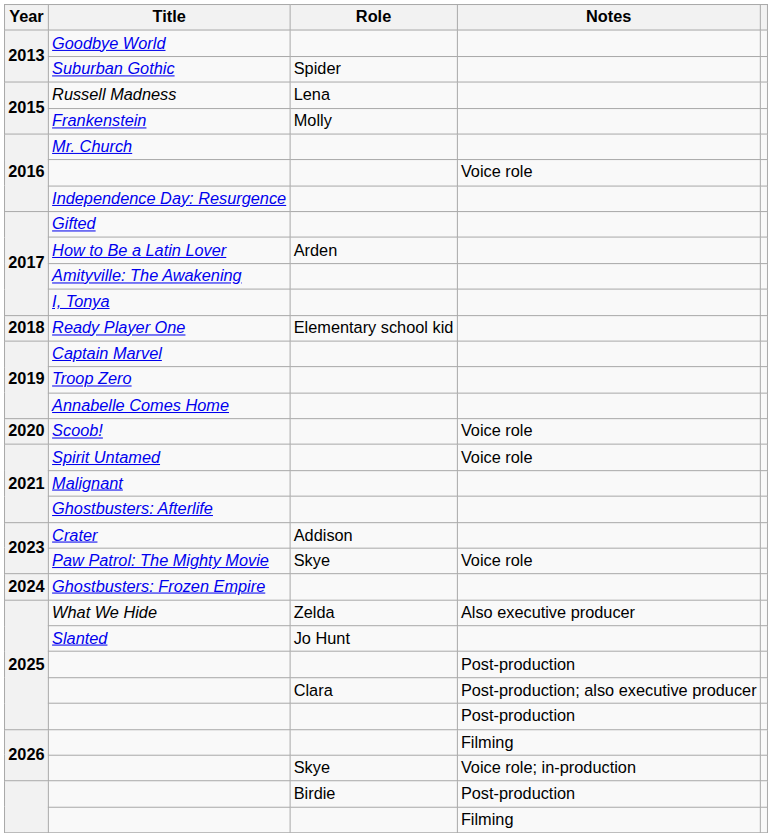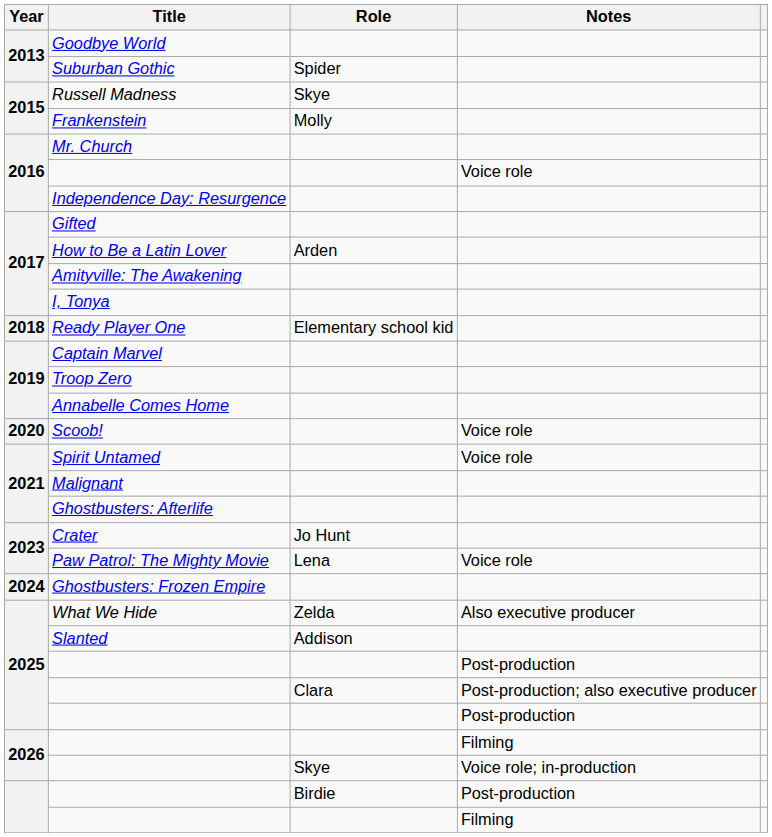(312, 95) Lena -> (312, 95) Skye
(323, 535) Addison -> (322, 535) Jo Hunt
(312, 560) Skye -> (312, 560) Lena
(322, 638) Jo Hunt -> (323, 638) Addison
